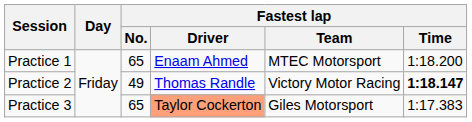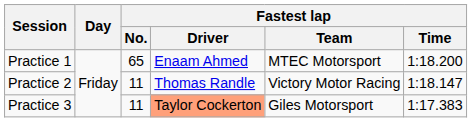(136, 83) 49 -> (136, 83) 11
(435, 83) bold -> (435, 83) normal
(136, 105) 65 -> (136, 105) 11
